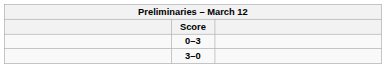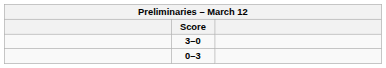rows swapped: (193, 56) <-> (193, 42)
